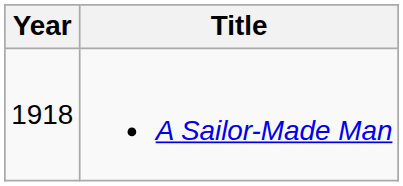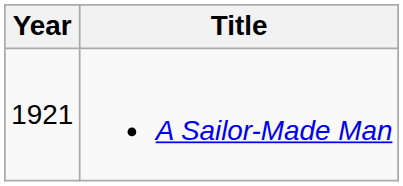(42, 114) 1918 -> (42, 114) 1921
